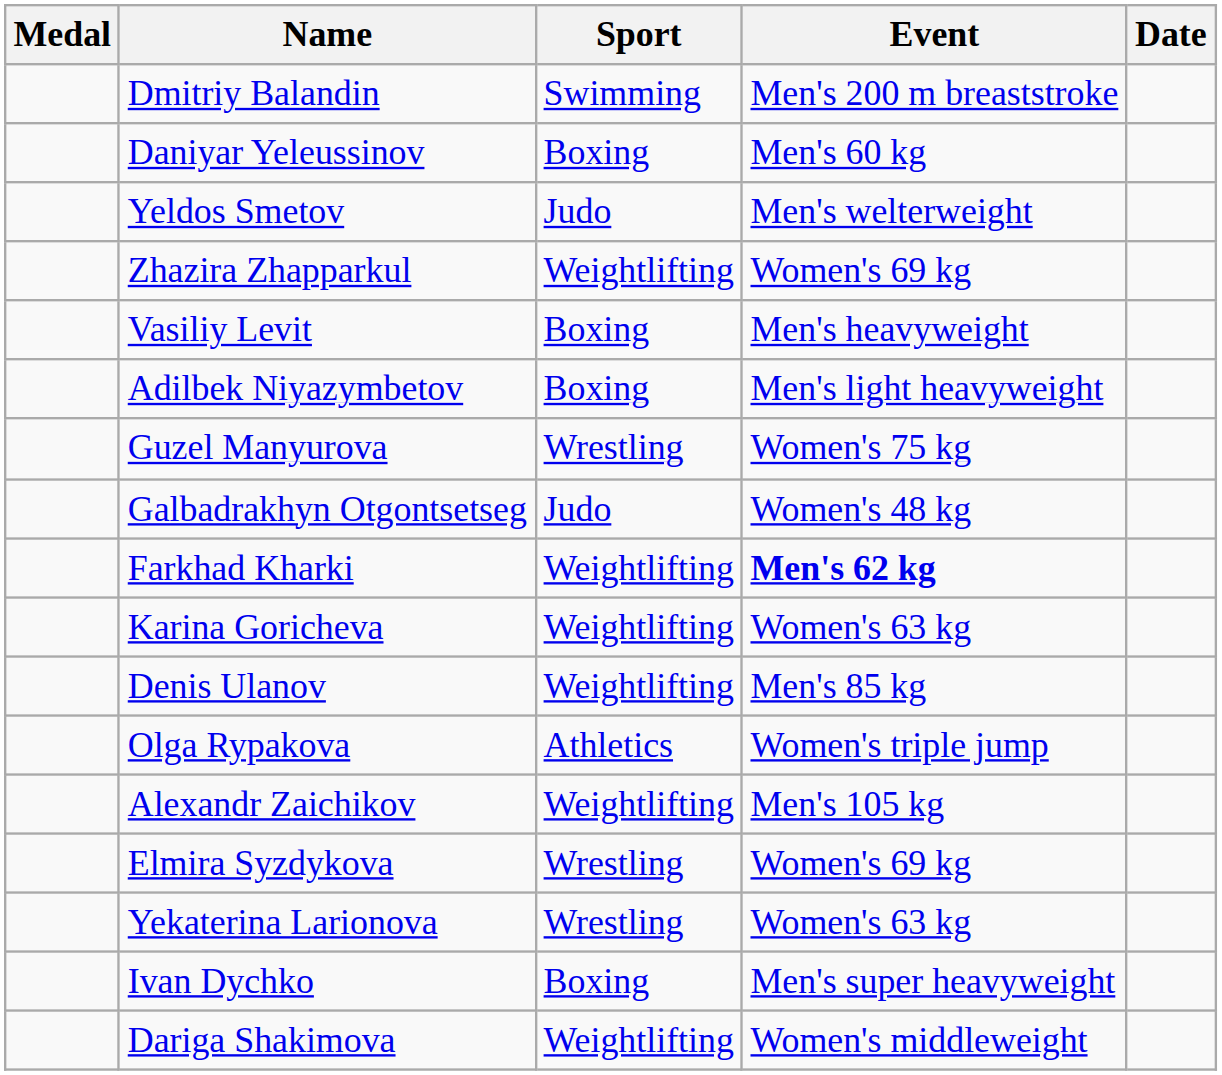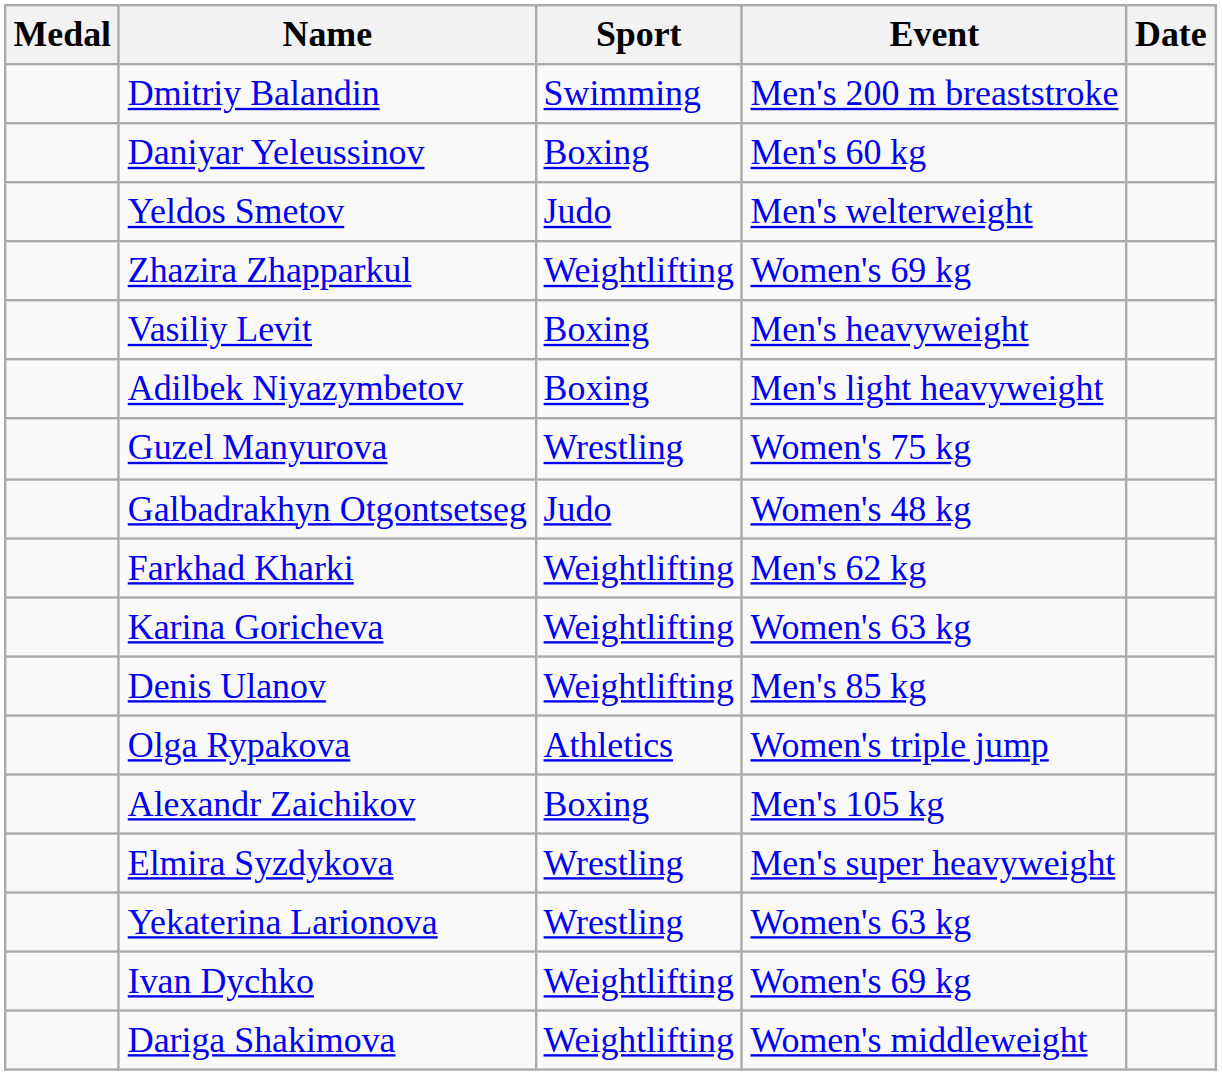(843, 566) bold -> (838, 566) normal
(639, 803) Weightlifting -> (596, 803) Boxing
(861, 862) Women's 69 kg -> (933, 862) Men's super heavyweight
(596, 980) Boxing -> (639, 980) Weightlifting
(933, 980) Men's super heavyweight -> (861, 980) Women's 69 kg
